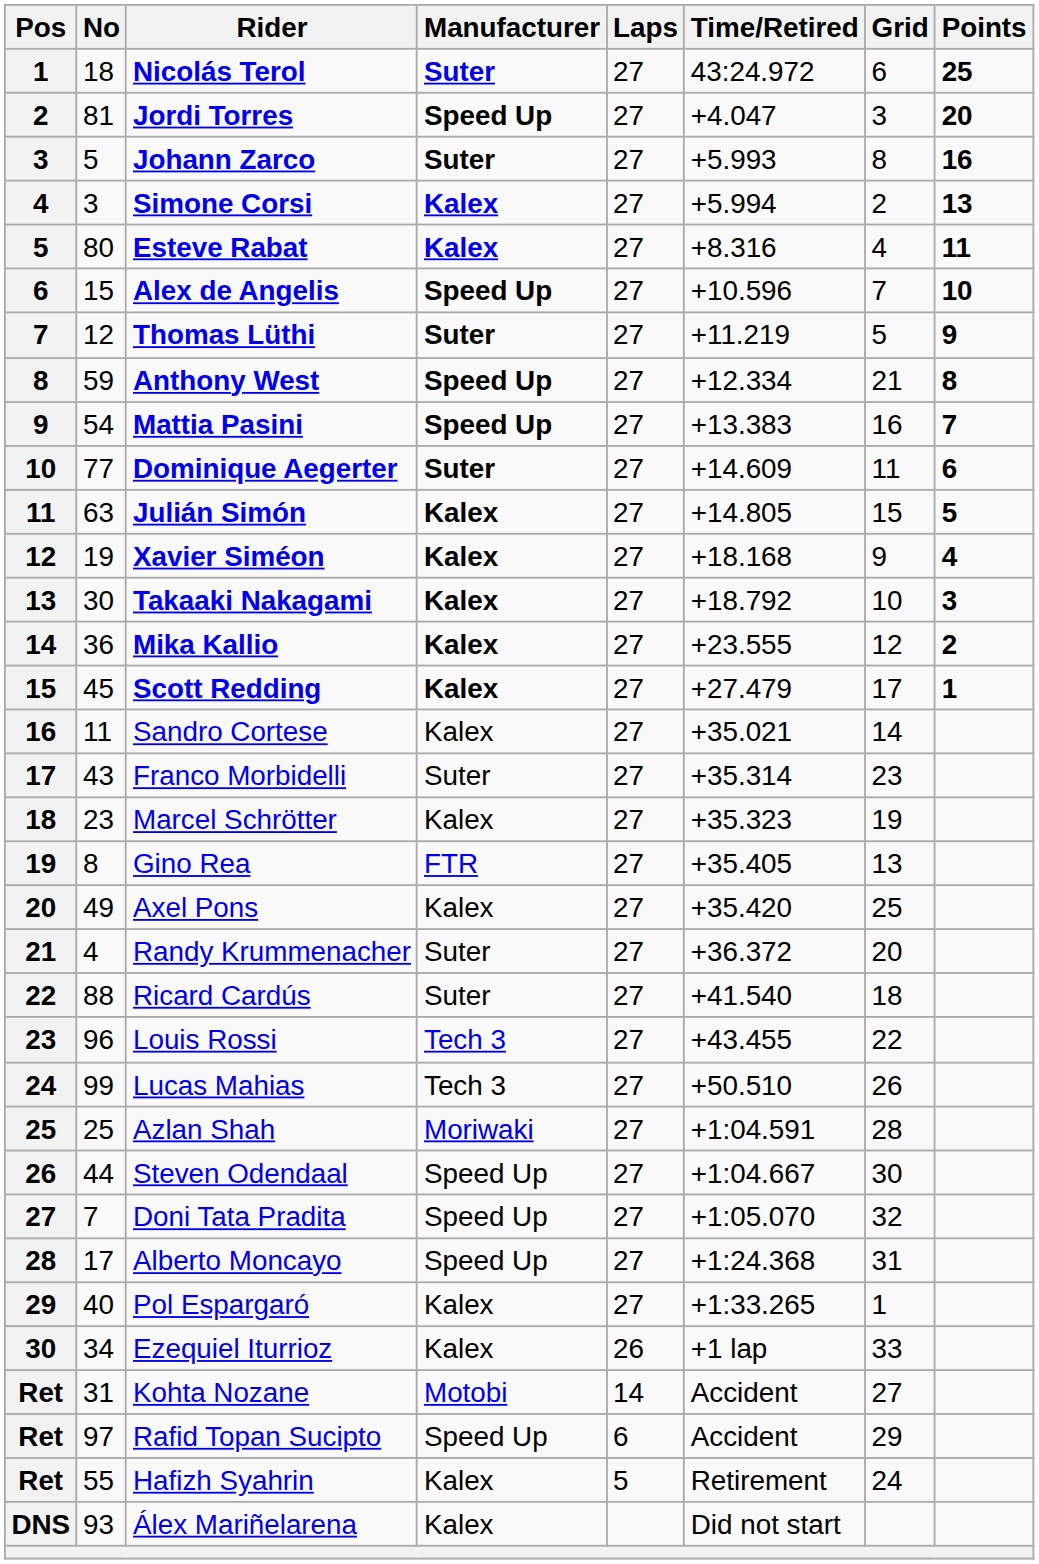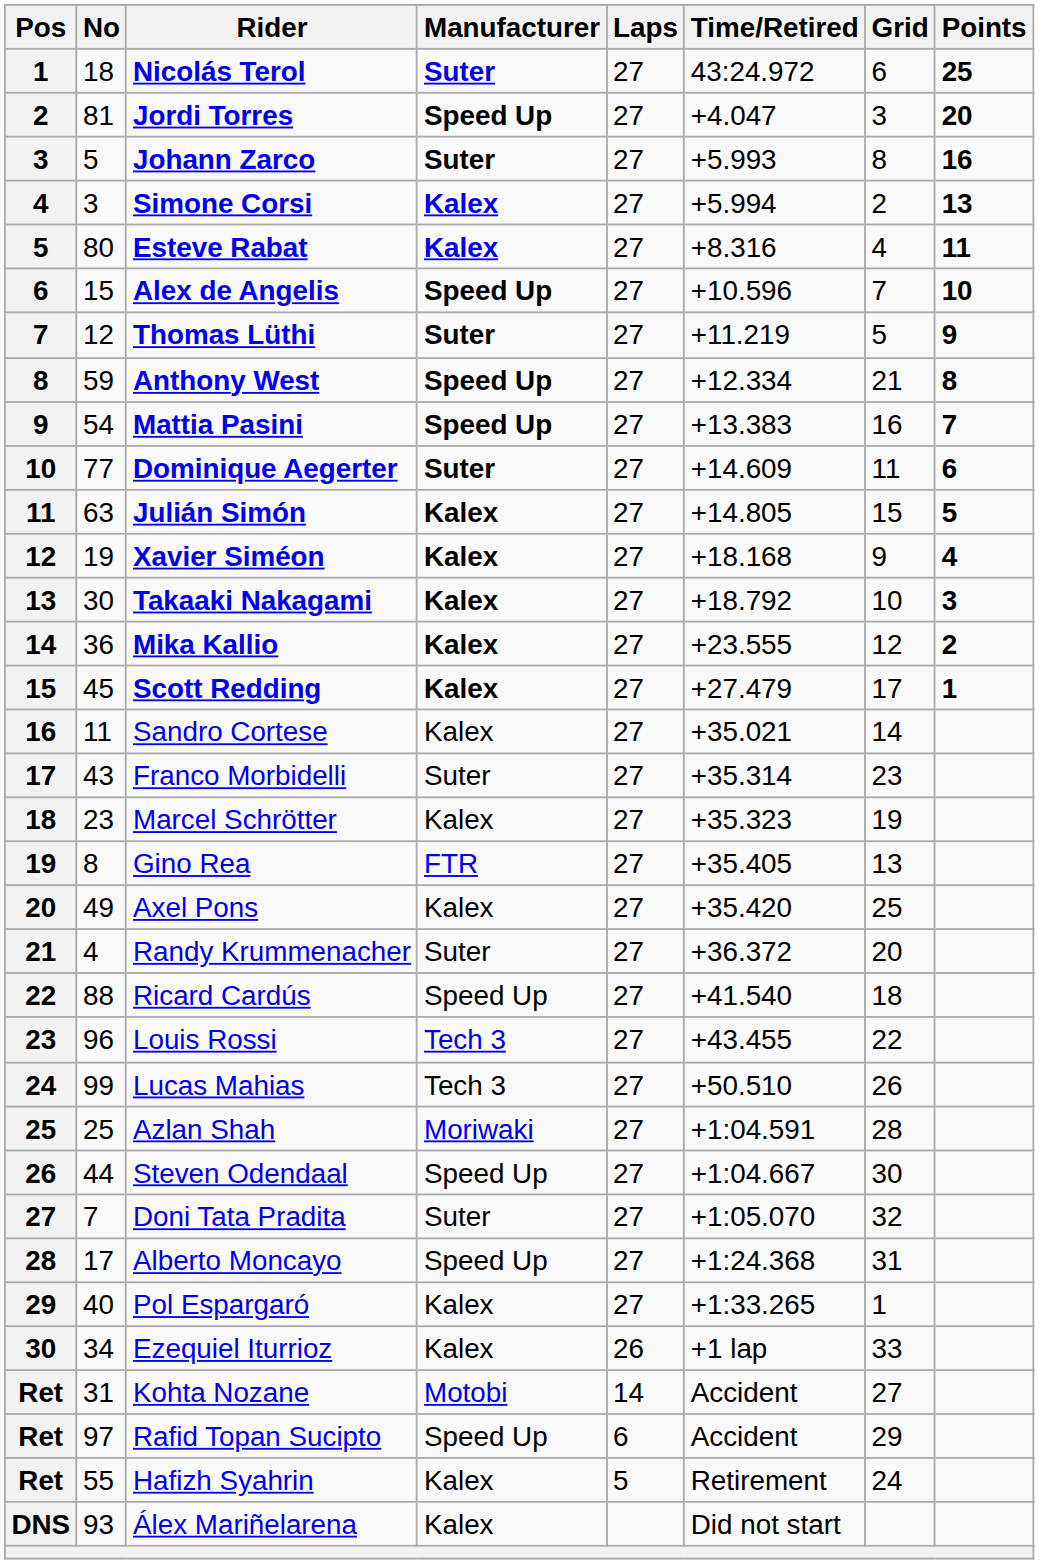(457, 996) Suter -> (486, 996) Speed Up
(486, 1216) Speed Up -> (457, 1216) Suter
